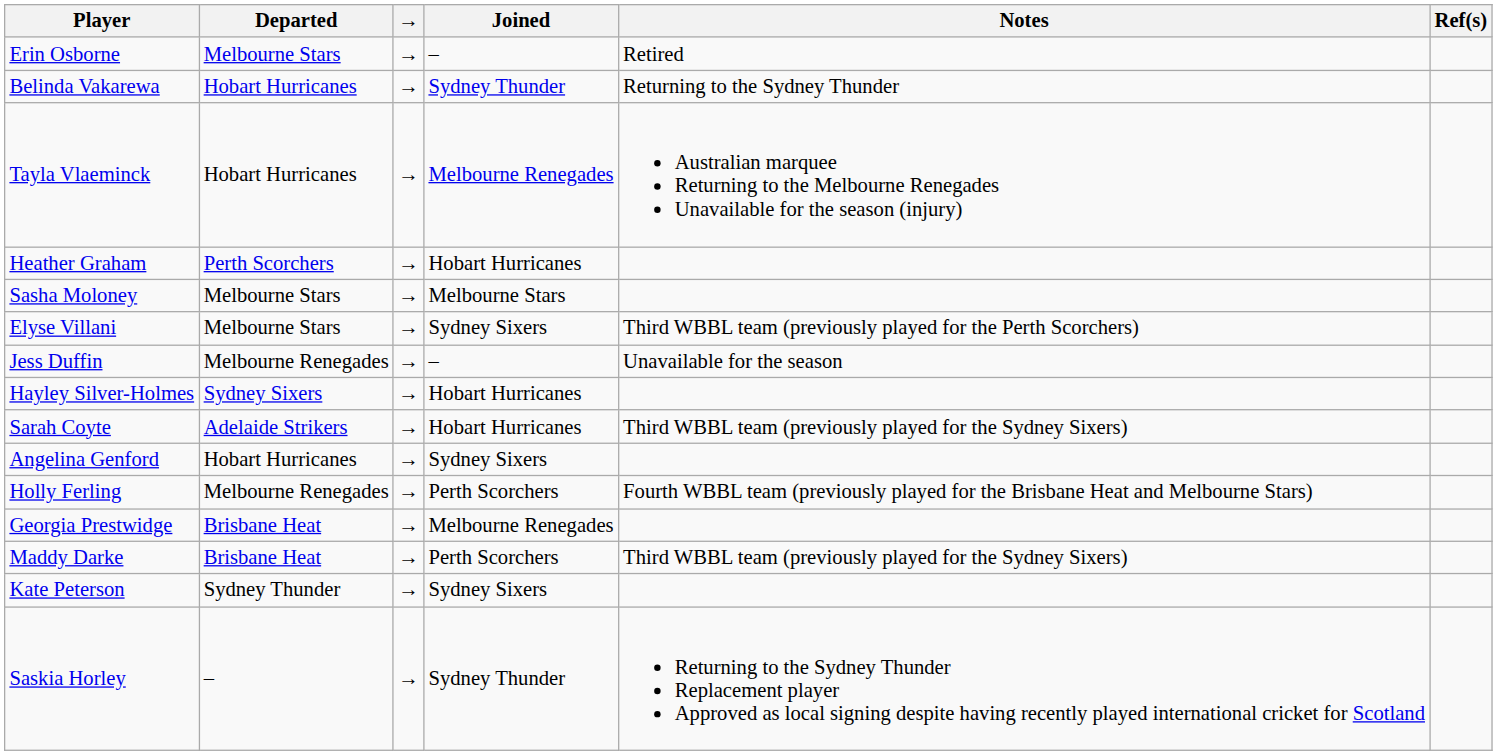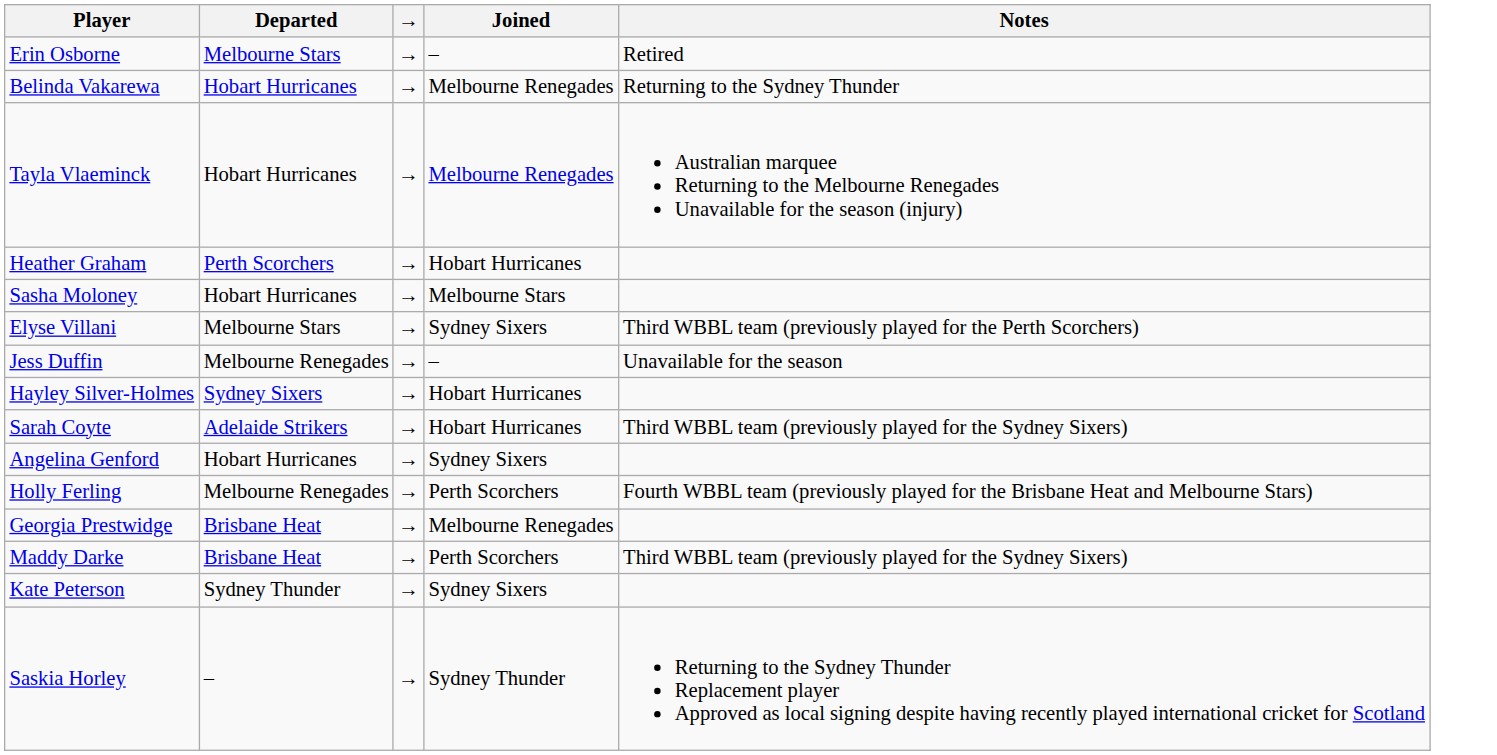- column: (1461, 20)
(497, 86) Sydney Thunder -> (521, 86) Melbourne Renegades
(272, 295) Melbourne Stars -> (280, 295) Hobart Hurricanes
